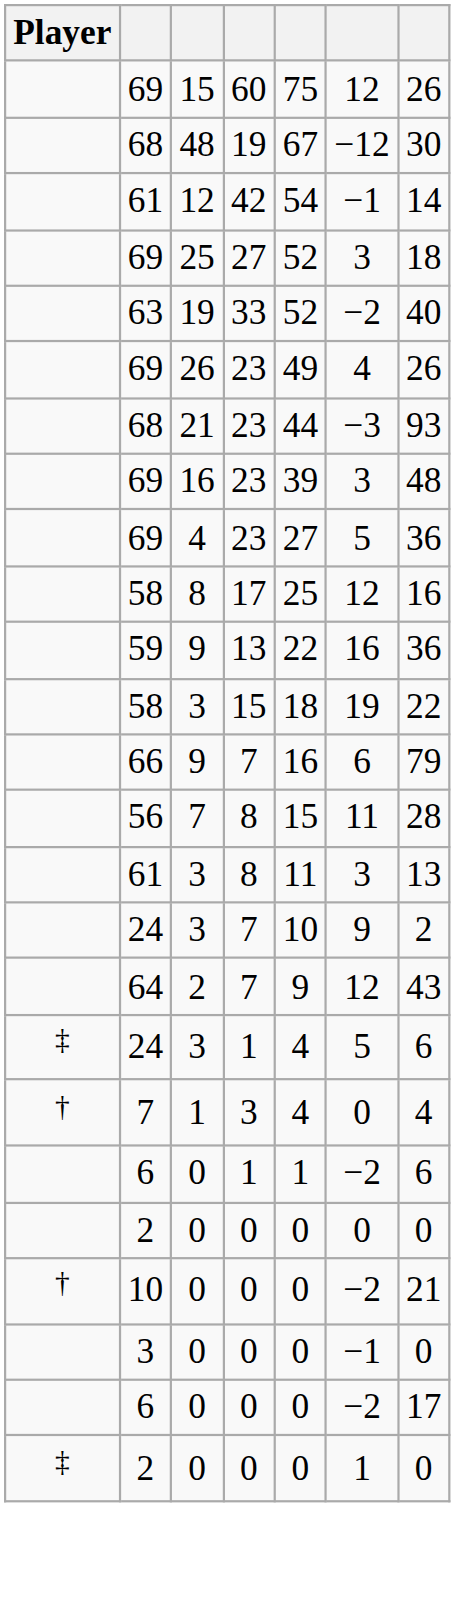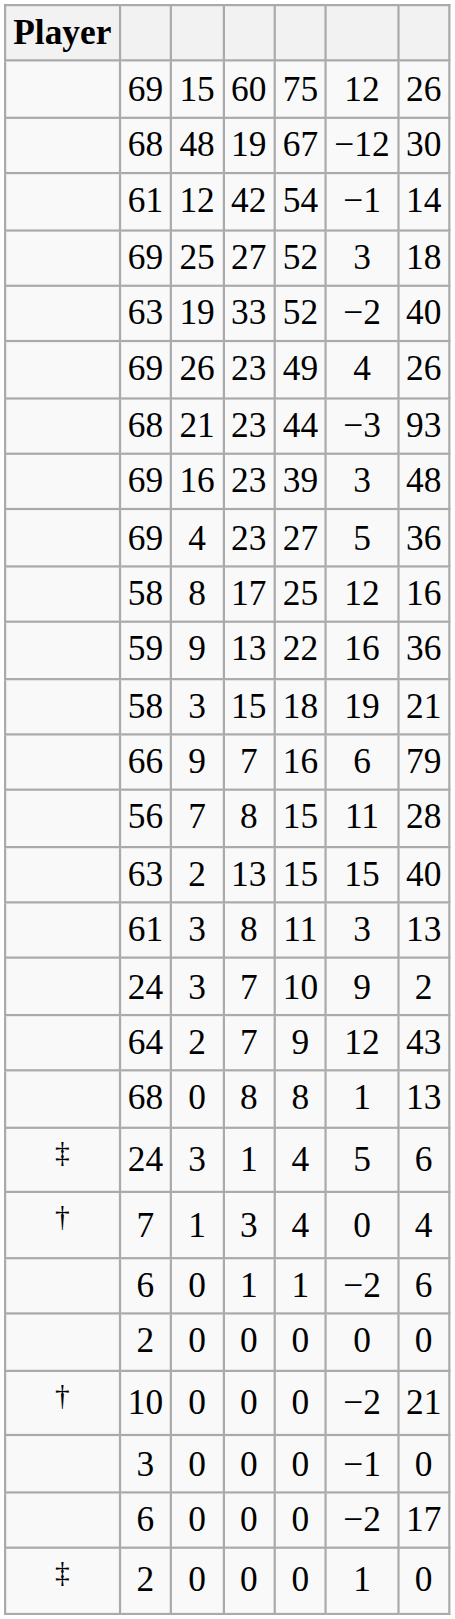(424, 705) 22 -> (424, 705) 21
+ row: (145, 873)
+ row: (145, 1098)
